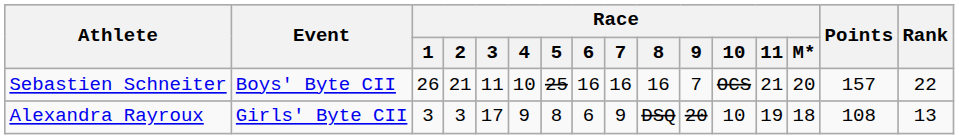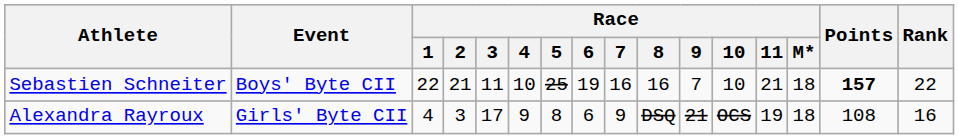(428, 85) 26 -> (428, 85) 22
(588, 85) 16 -> (588, 85) 19
(734, 85) OCS -> (734, 85) 10
(804, 85) 20 -> (804, 85) 18
(859, 85) normal -> (859, 85) bold
(428, 117) 3 -> (428, 117) 4
(696, 117) 20 -> (696, 117) 21
(734, 117) 10 -> (734, 117) OCS
(925, 117) 13 -> (925, 117) 16
